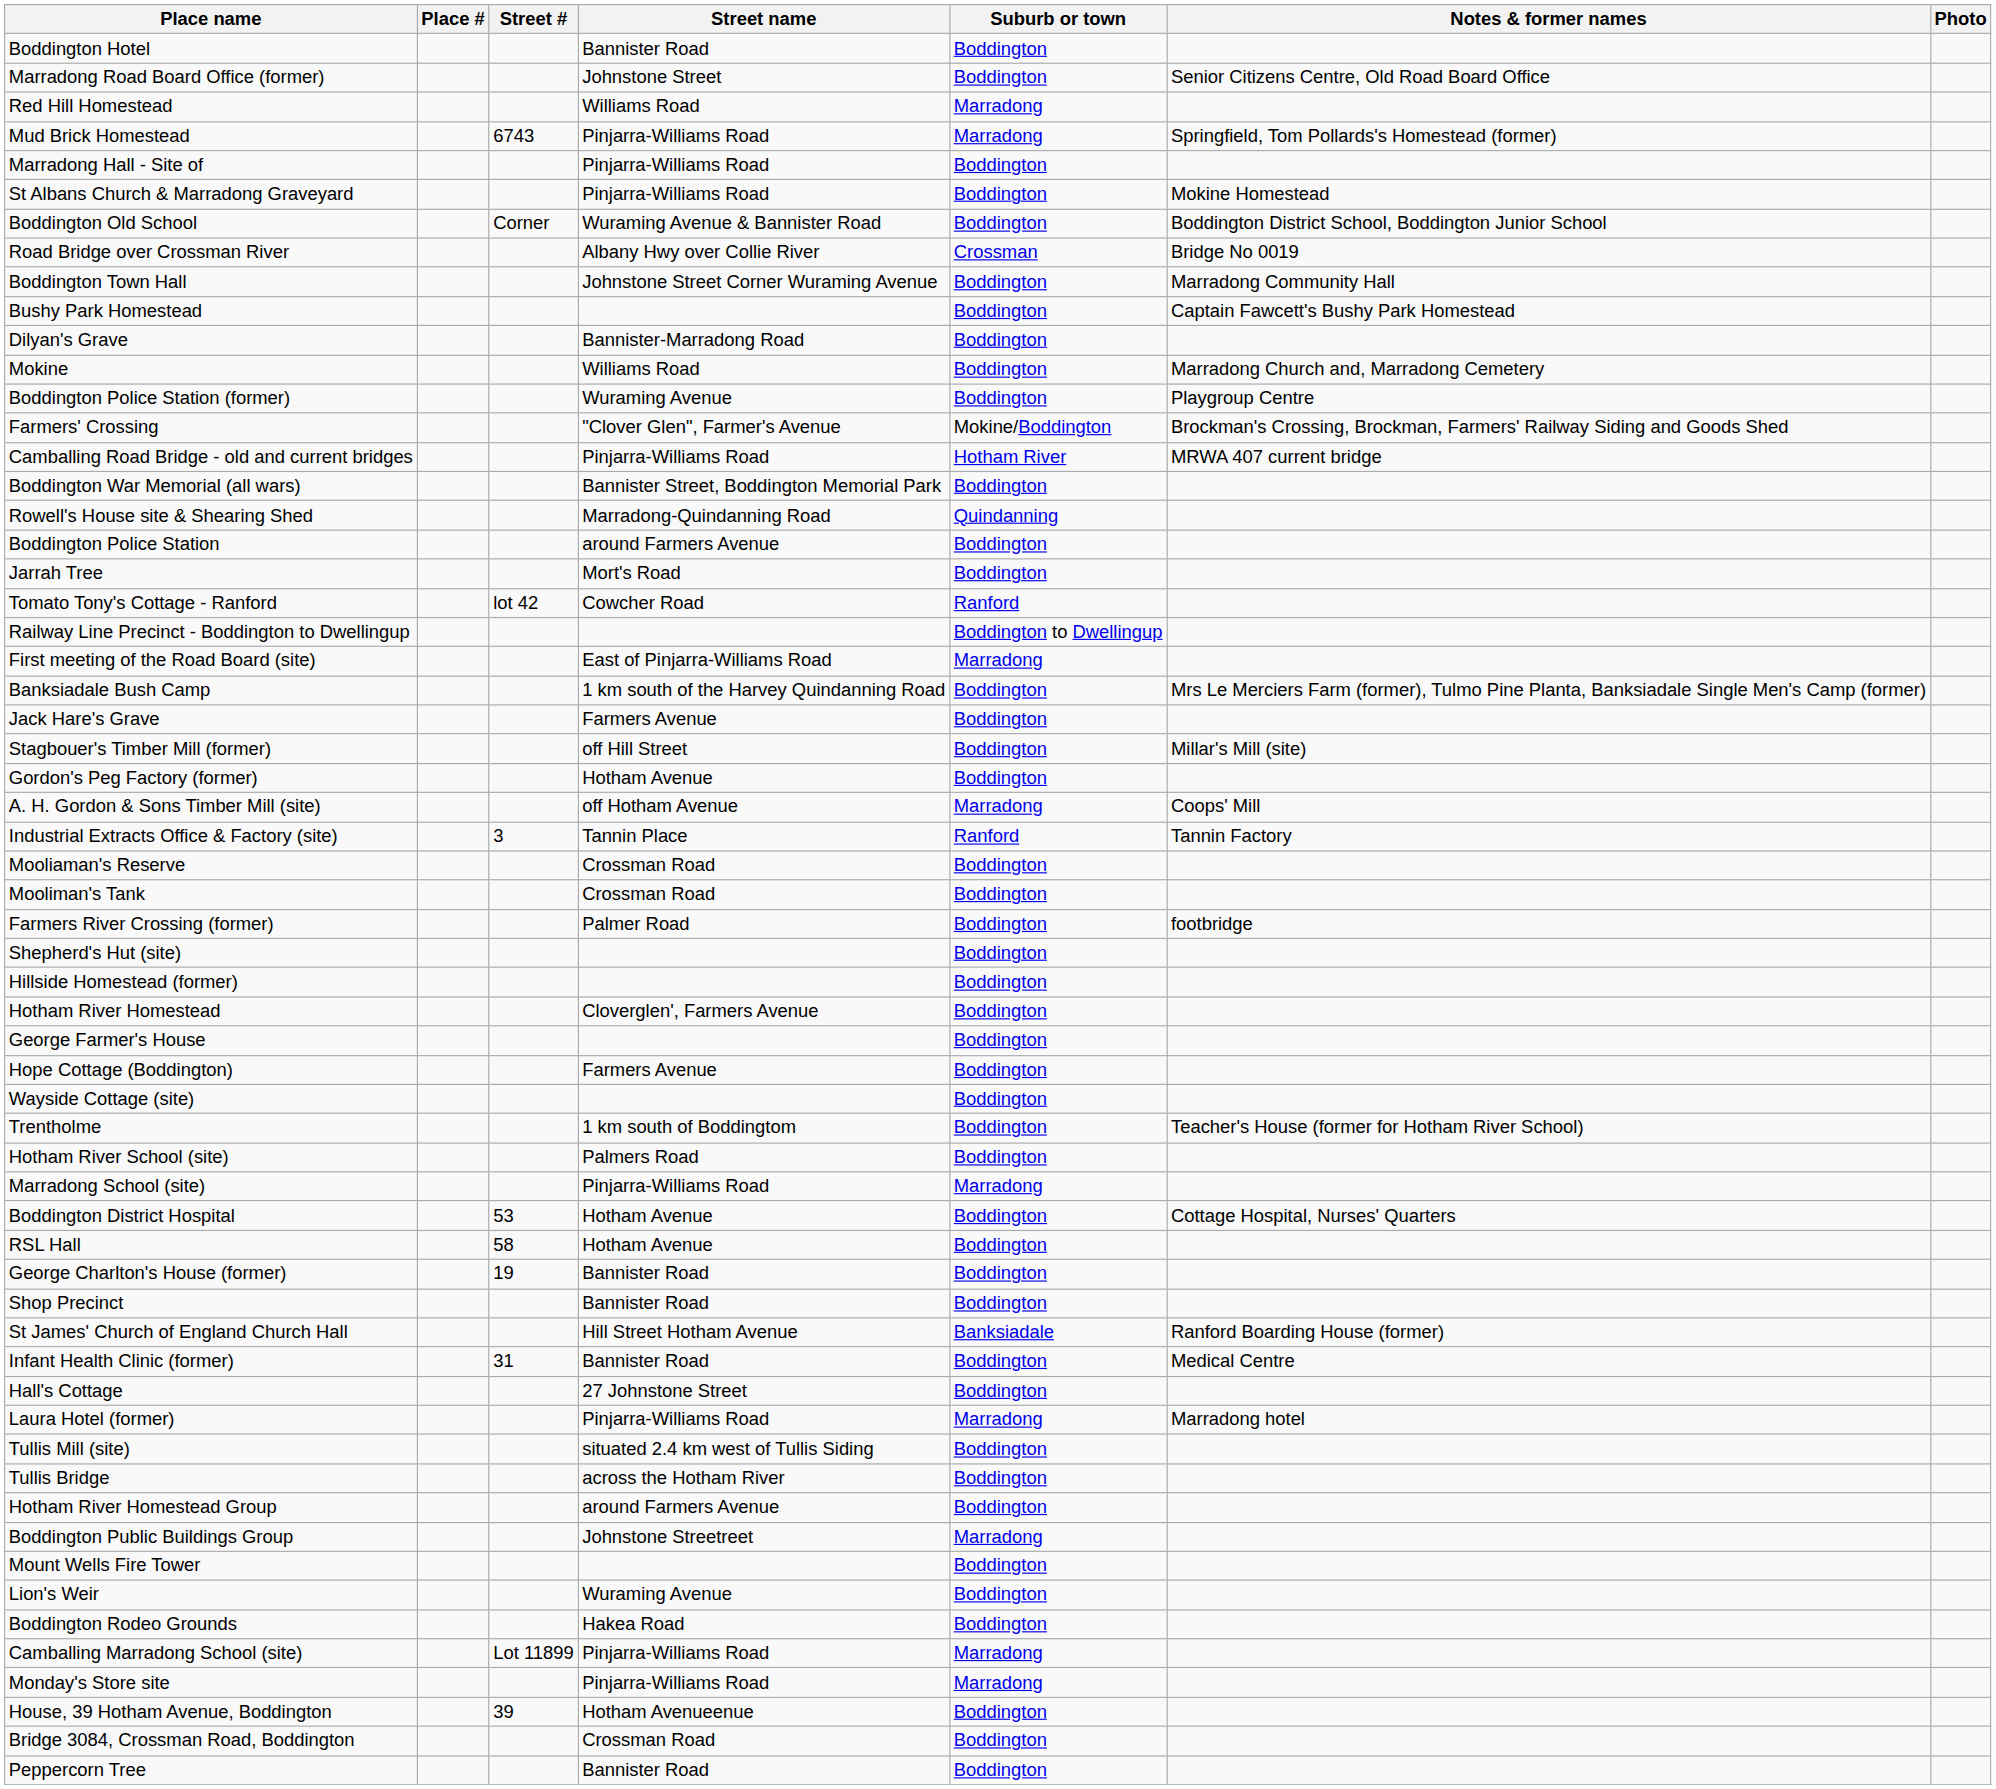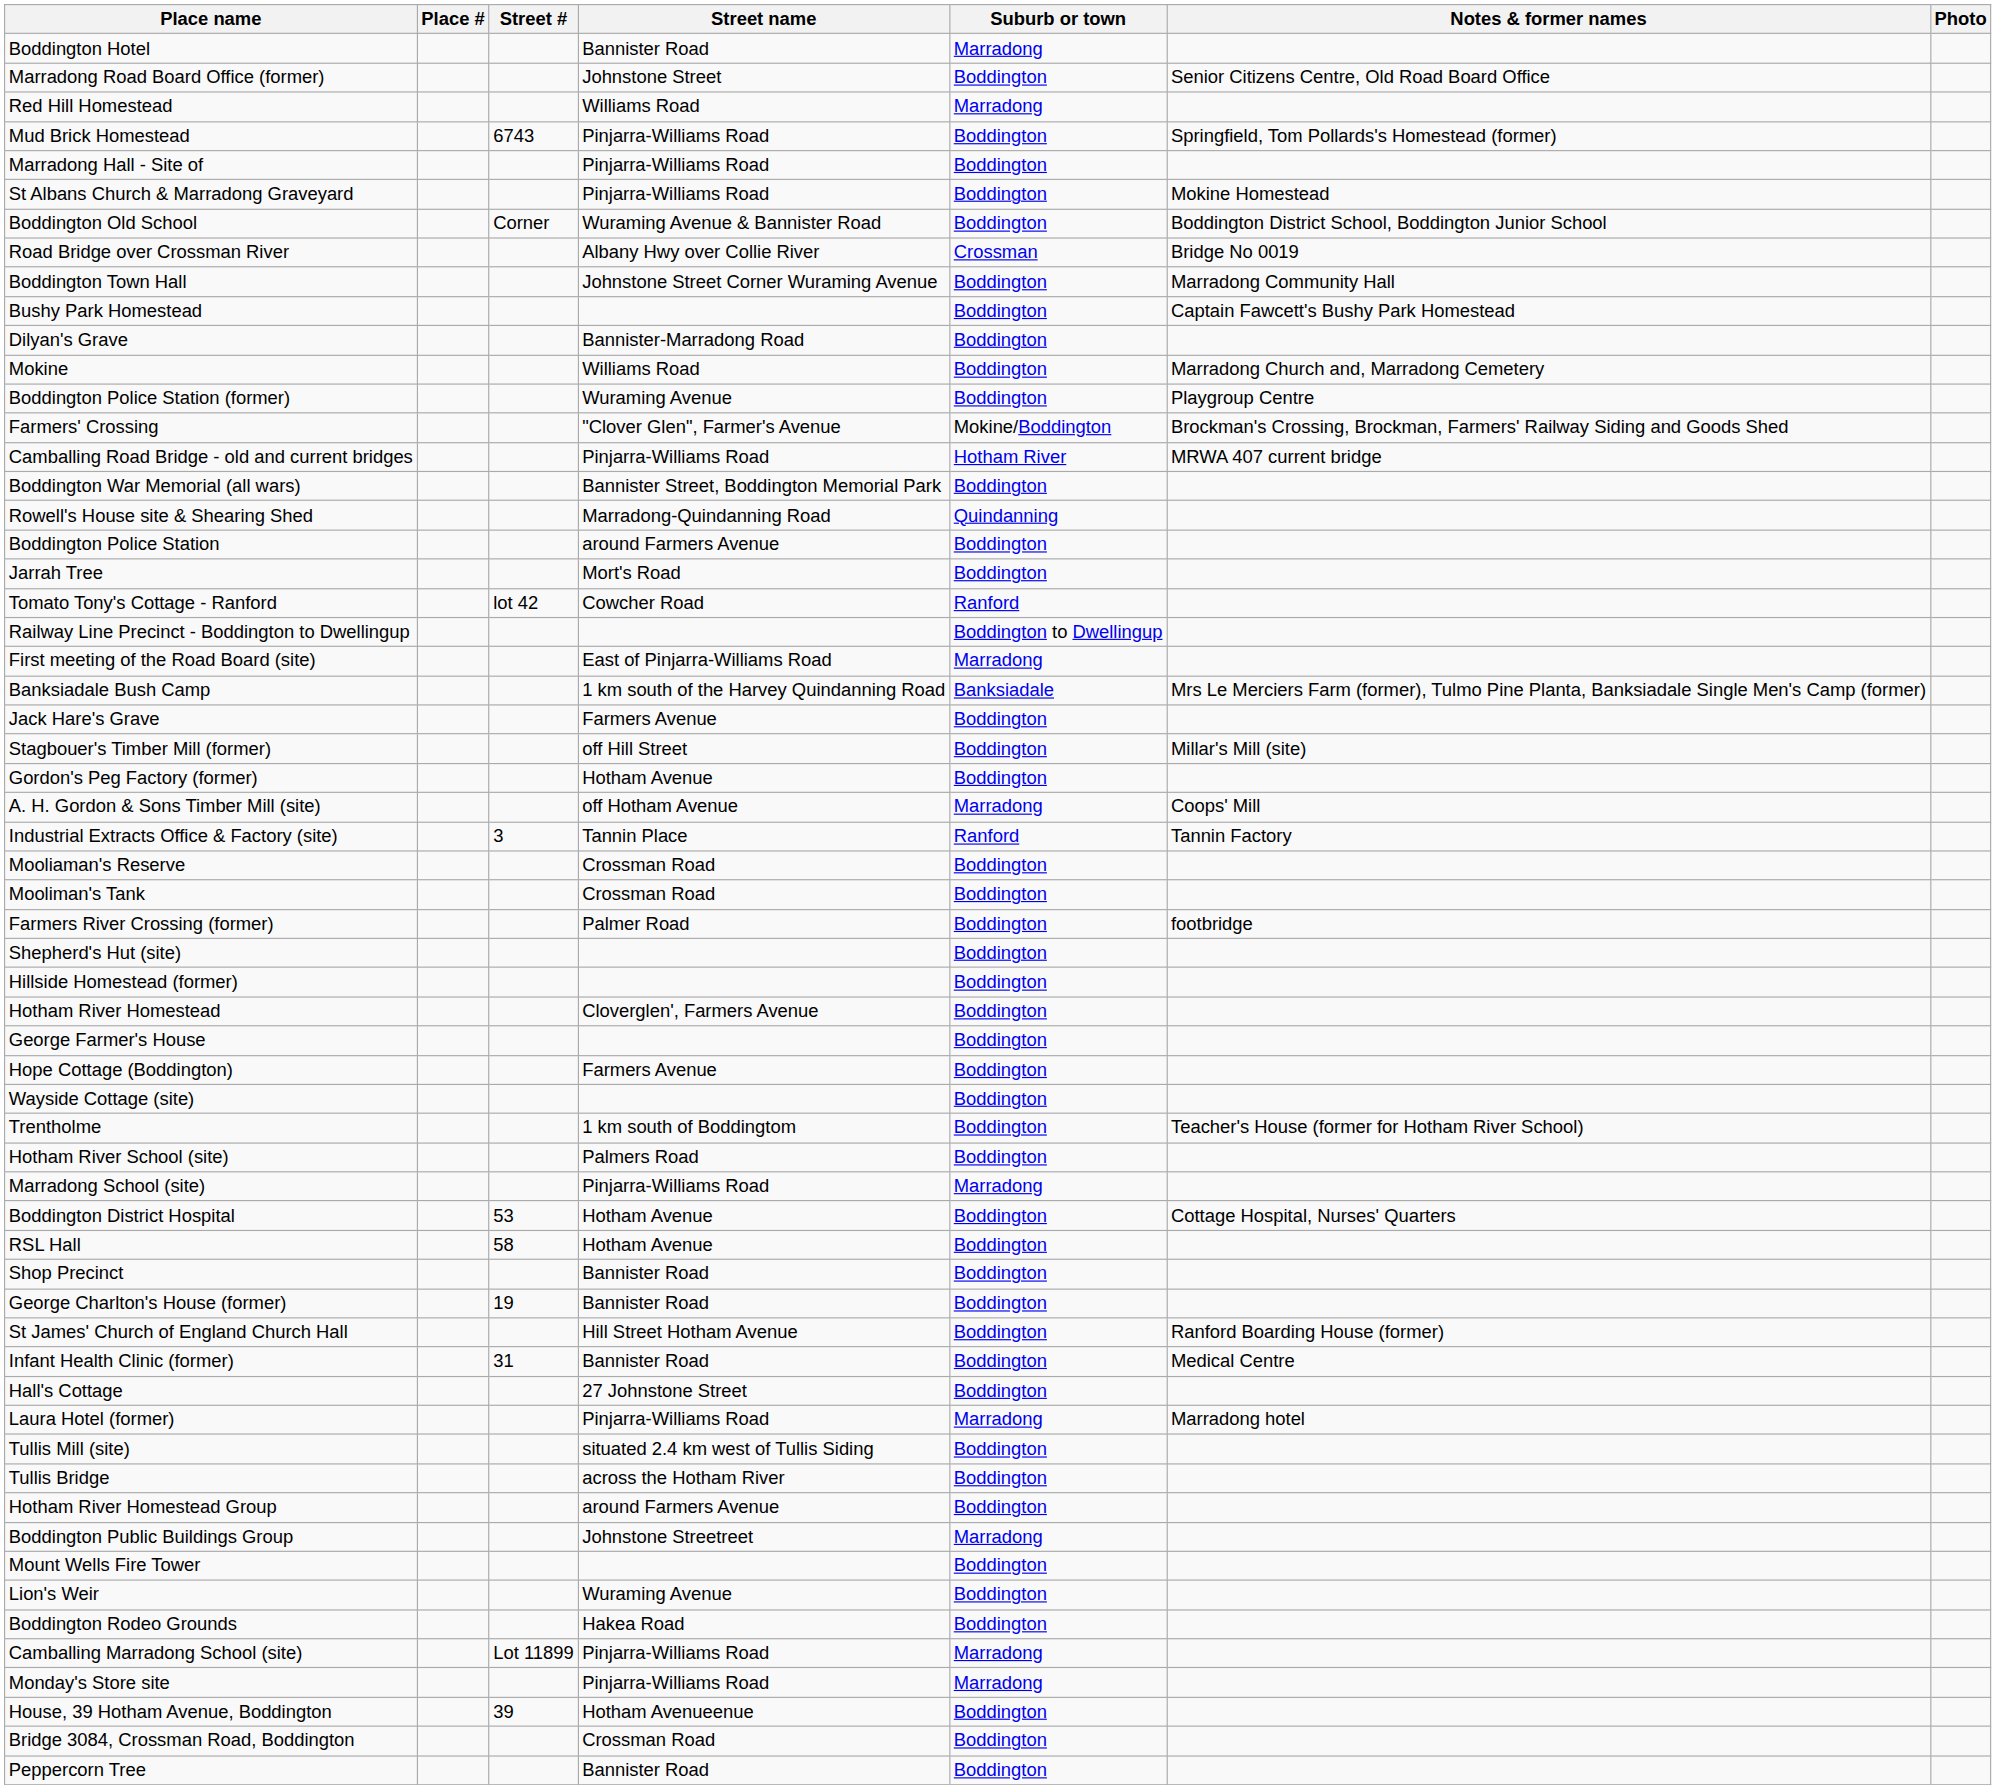(1000, 48) Boddington -> (998, 48) Marradong
(998, 135) Marradong -> (1000, 135) Boddington
(1000, 690) Boddington -> (1004, 690) Banksiadale
rows swapped: (148, 1273) <-> (66, 1303)
(1004, 1332) Banksiadale -> (1000, 1332) Boddington
